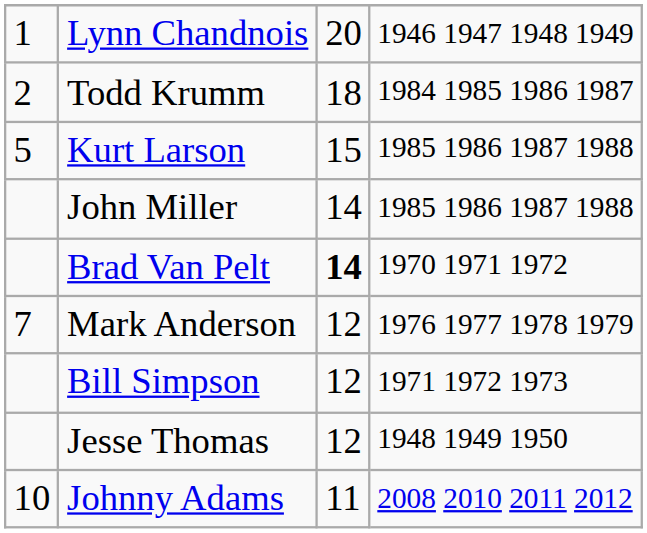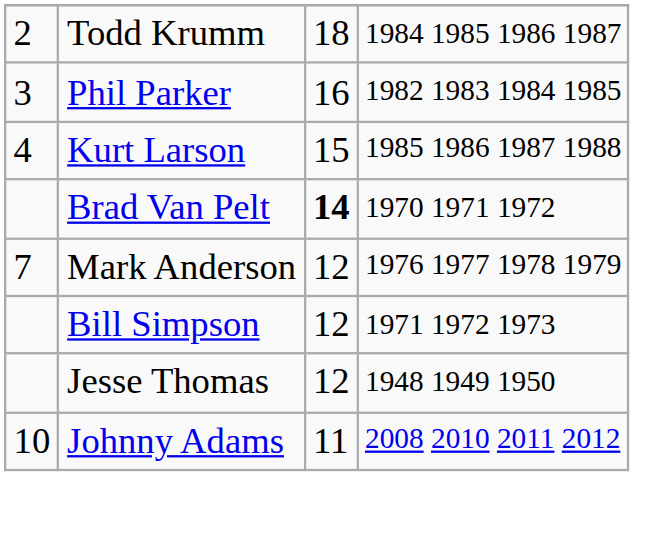- row: (188, 33)
+ row: (149, 91)
(23, 149) 5 -> (23, 149) 4
- row: (152, 207)
